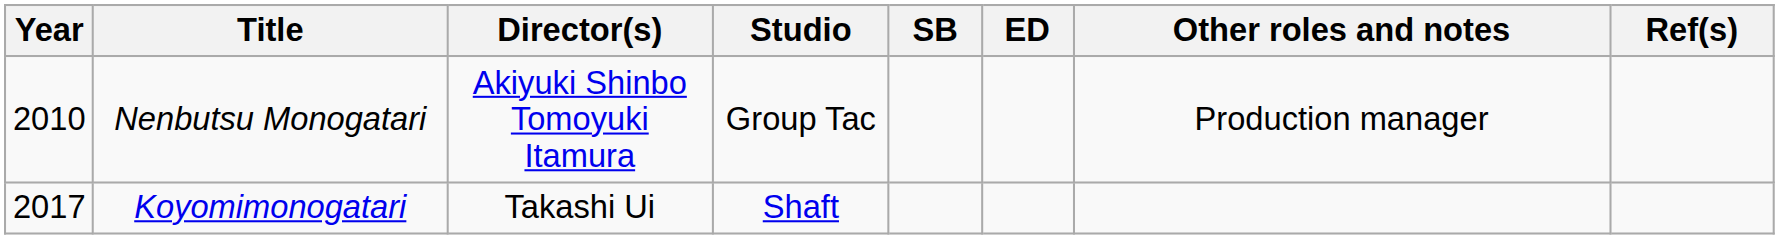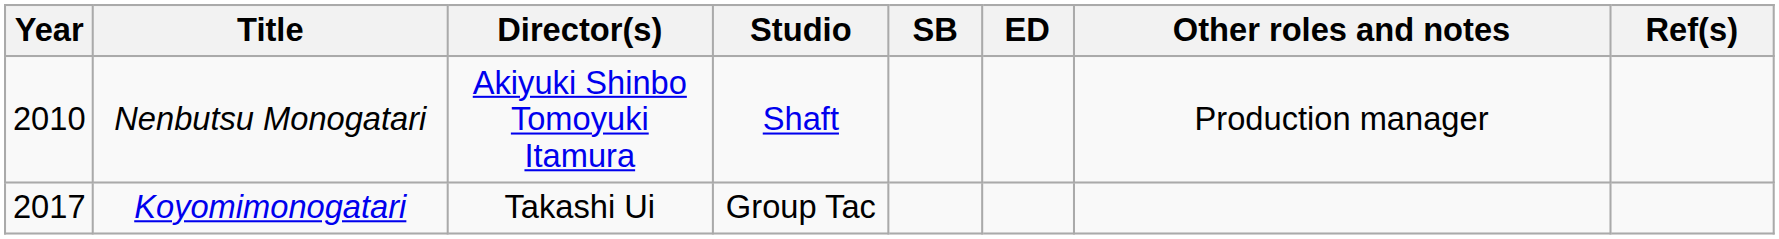(801, 118) Group Tac -> (801, 118) Shaft
(801, 207) Shaft -> (801, 207) Group Tac
